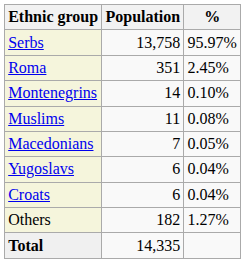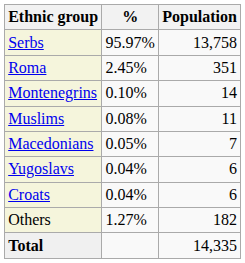columns swapped: (143, 17) <-> (212, 17)
